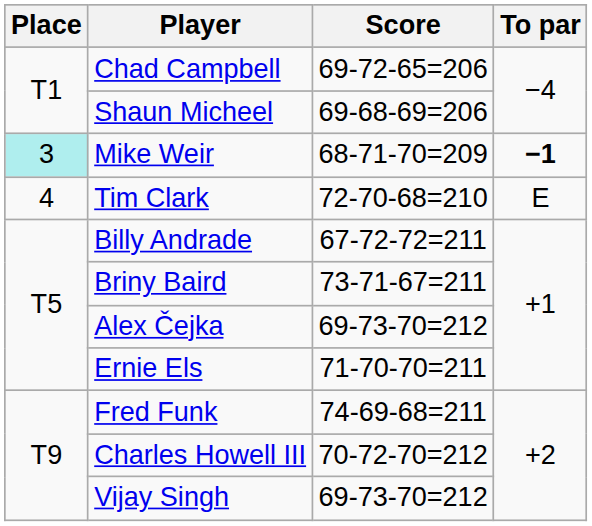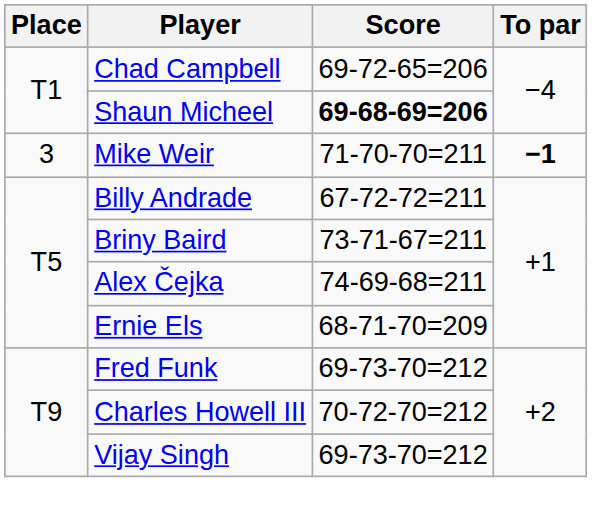(403, 111) normal -> (403, 111) bold
(46, 154) paleturquoise background -> (46, 154) no background
(403, 154) 68-71-70=209 -> (403, 154) 71-70-70=211
- row: (152, 197)
(403, 326) 69-73-70=212 -> (403, 283) 74-69-68=211
(403, 369) 71-70-70=211 -> (403, 326) 68-71-70=209
(403, 411) 74-69-68=211 -> (403, 369) 69-73-70=212
